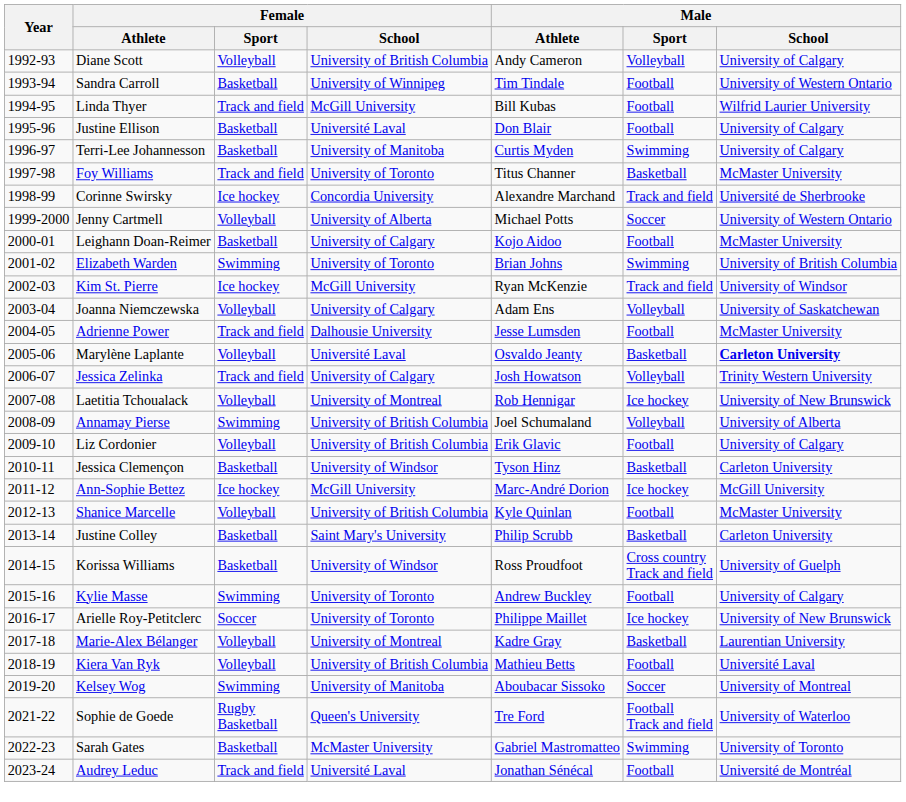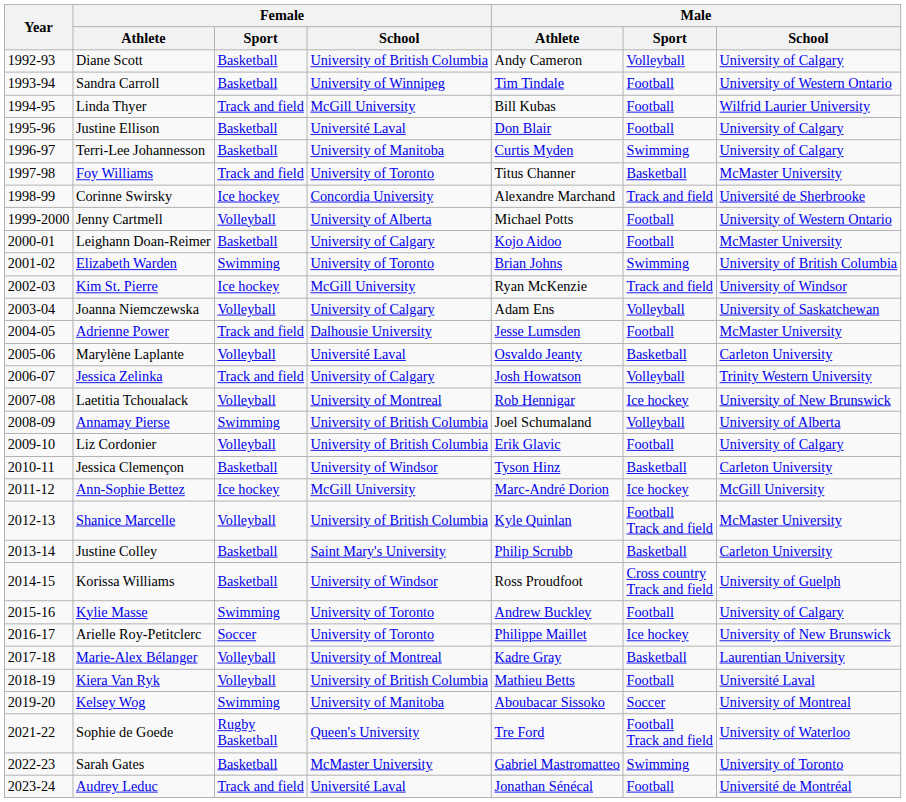(247, 60) Volleyball -> (247, 60) Basketball
(646, 219) Soccer -> (650, 219) Football
(780, 354) bold -> (776, 354) normal
(650, 512) Football -> (670, 520) Football Track and field
